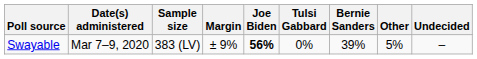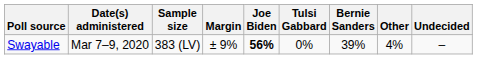(394, 45) 5% -> (394, 45) 4%
